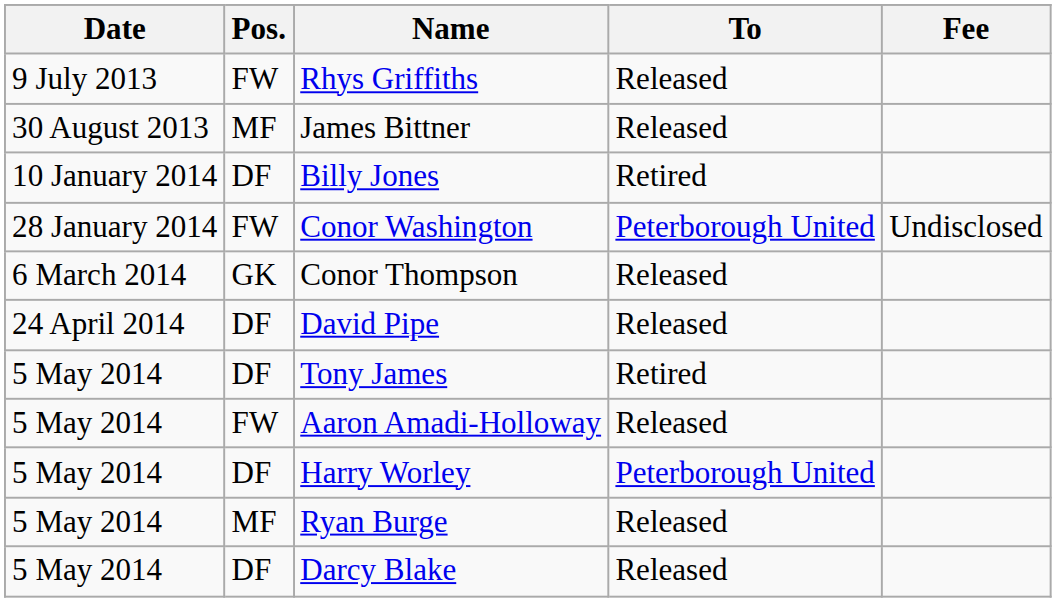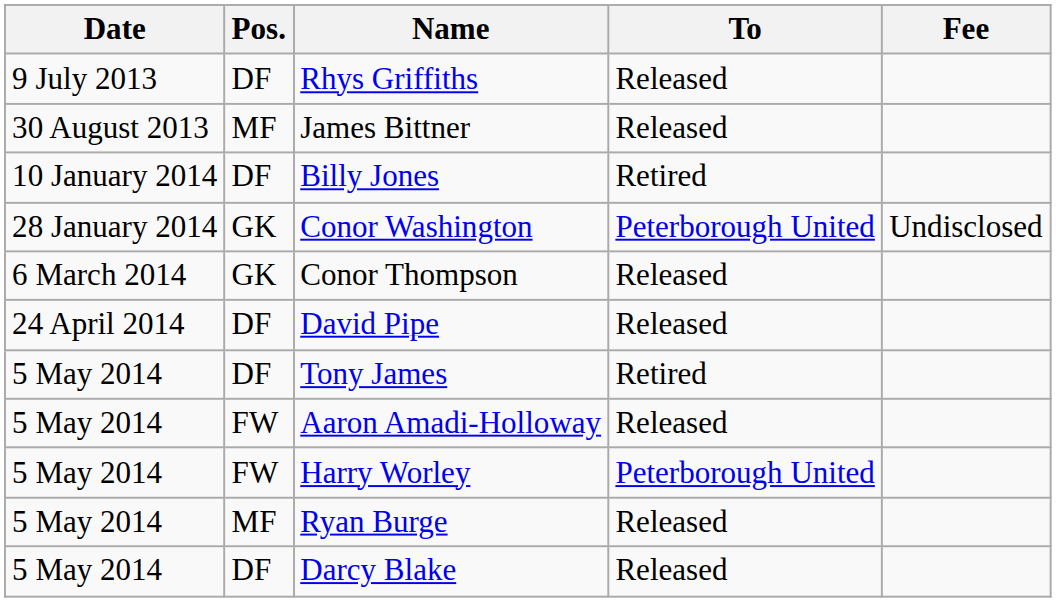(255, 78) FW -> (251, 78) DF
(255, 226) FW -> (254, 226) GK
(251, 472) DF -> (255, 472) FW
